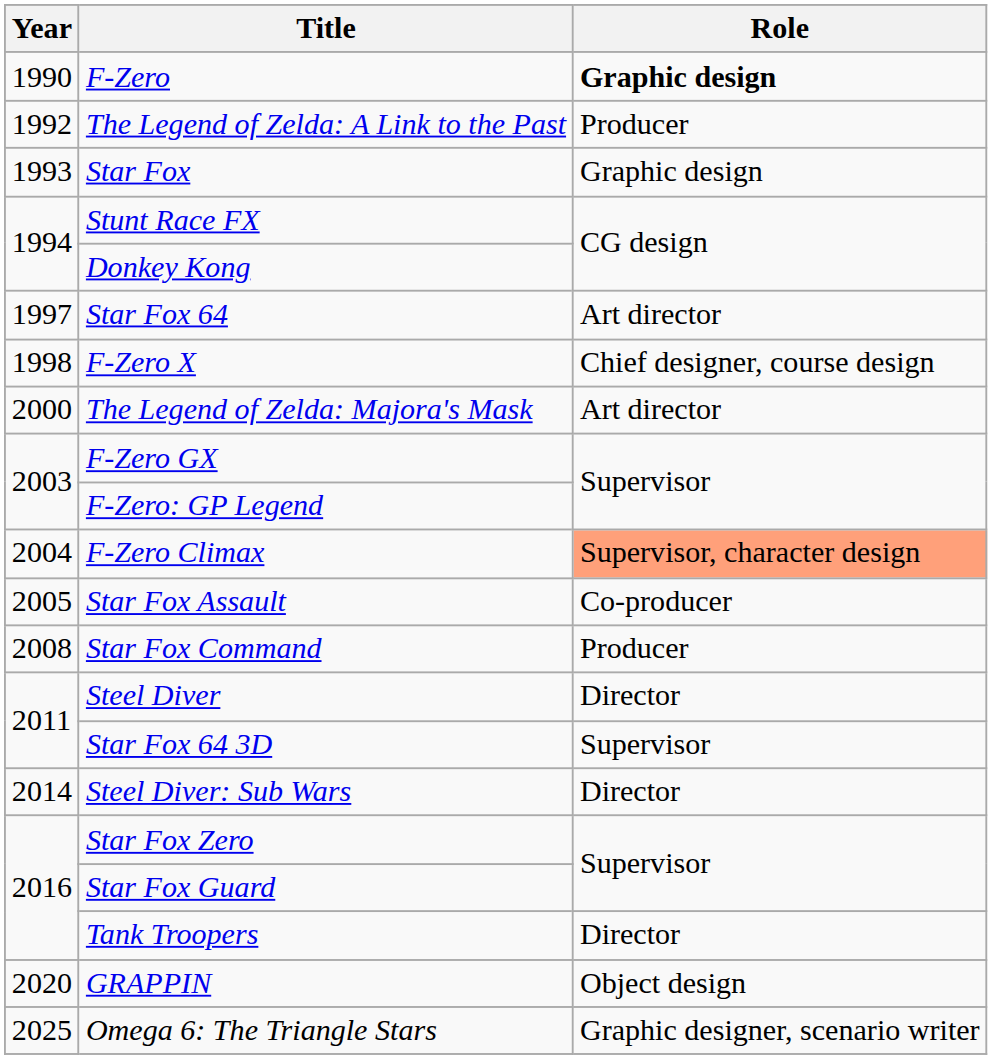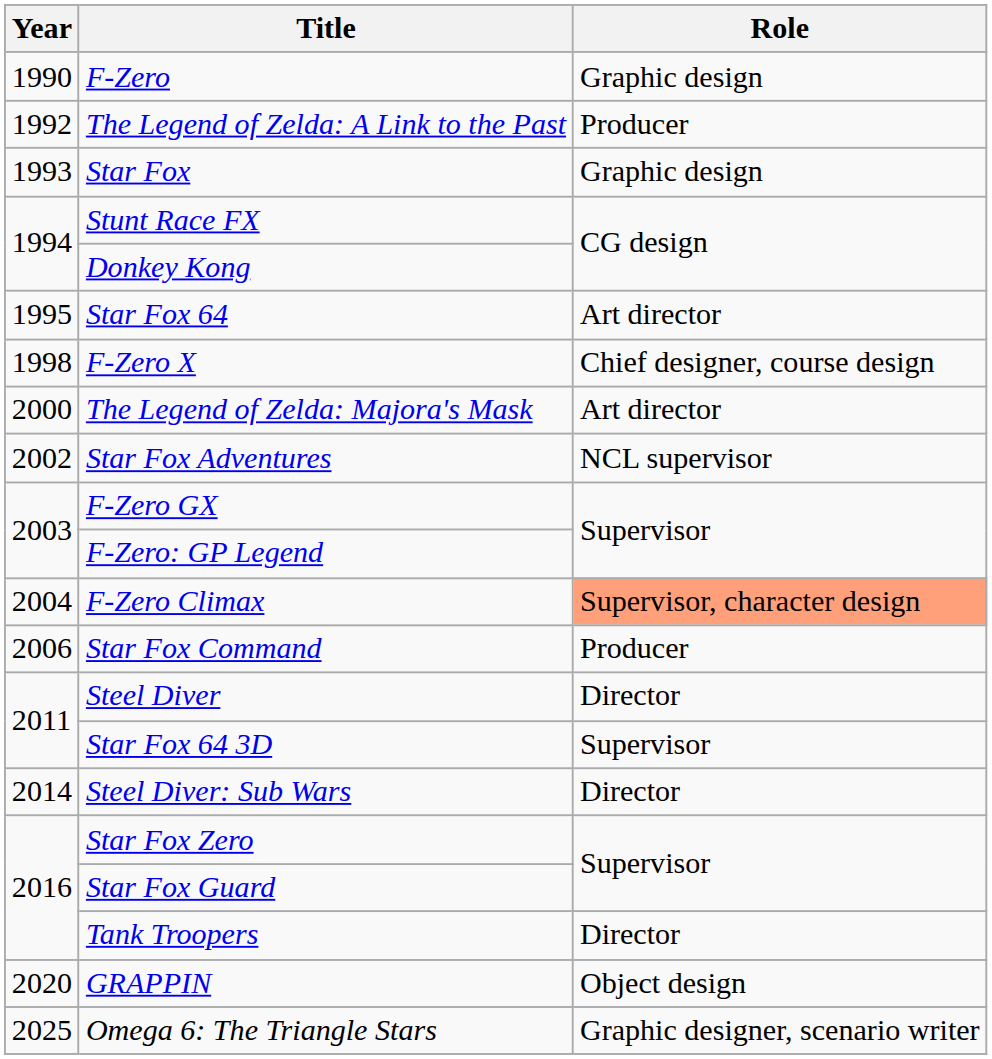(678, 76) bold -> (671, 76) normal
(42, 314) 1997 -> (42, 314) 1995
+ row: (209, 457)
- row: (186, 600)
(42, 648) 2008 -> (42, 648) 2006
